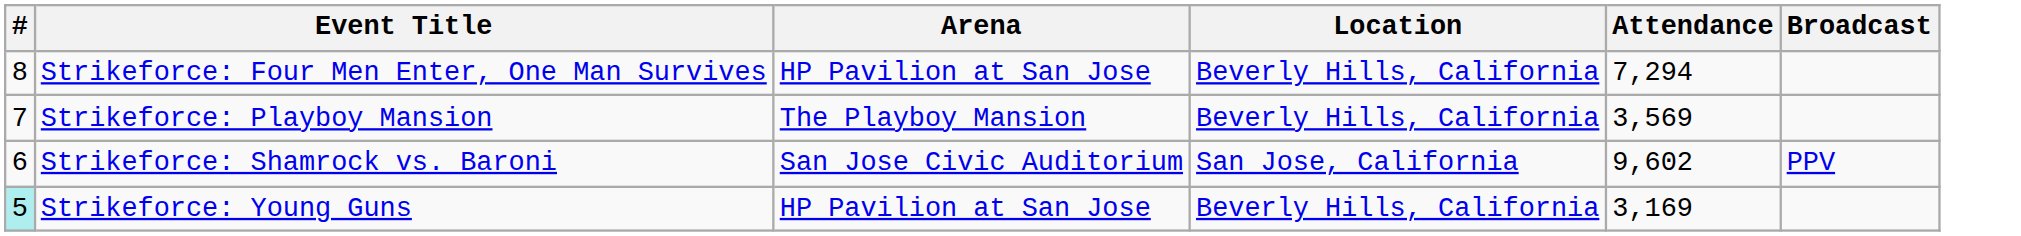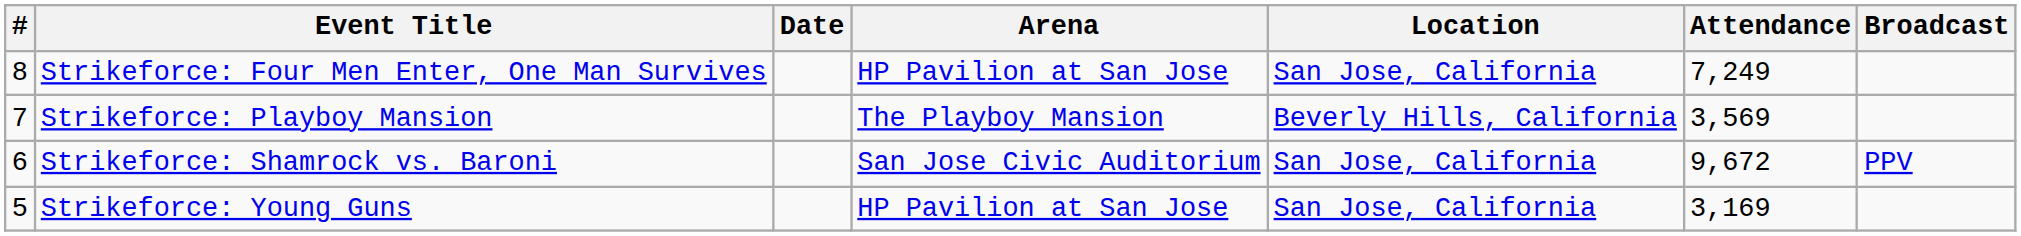+ column: (812, 27)
(1398, 73) Beverly Hills, California -> (1435, 73) San Jose, California
(1653, 73) 7,294 -> (1730, 73) 7,249
(1653, 163) 9,602 -> (1730, 163) 9,672
(20, 208) paleturquoise background -> (20, 208) no background
(1398, 208) Beverly Hills, California -> (1435, 208) San Jose, California
